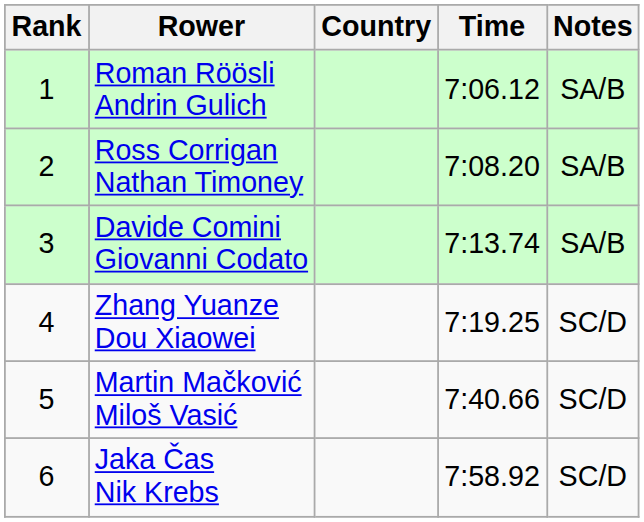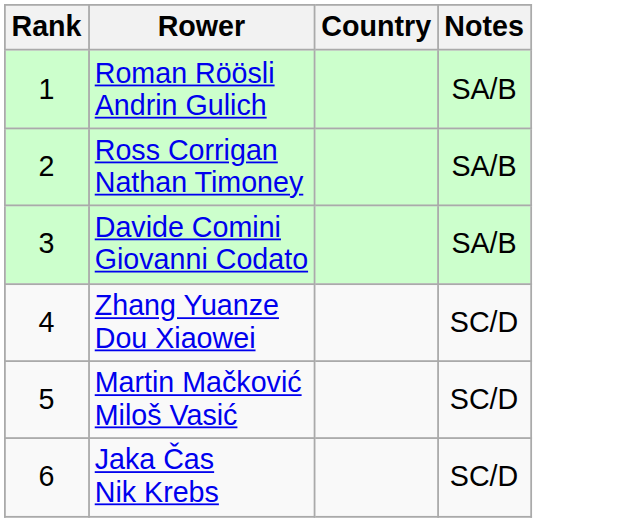- column: (492, 27)
